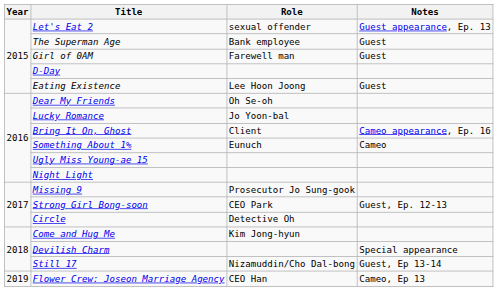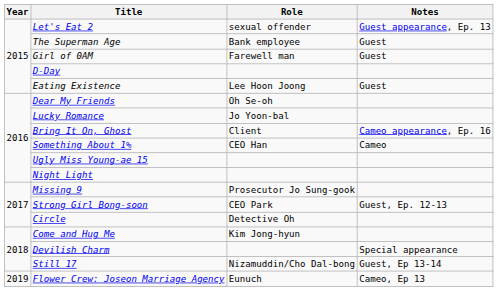(245, 145) Eunuch -> (248, 145) CEO Han
(248, 279) CEO Han -> (245, 279) Eunuch
